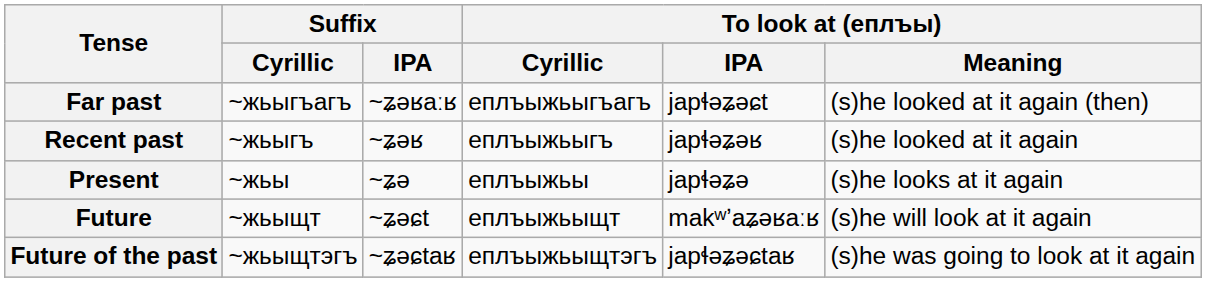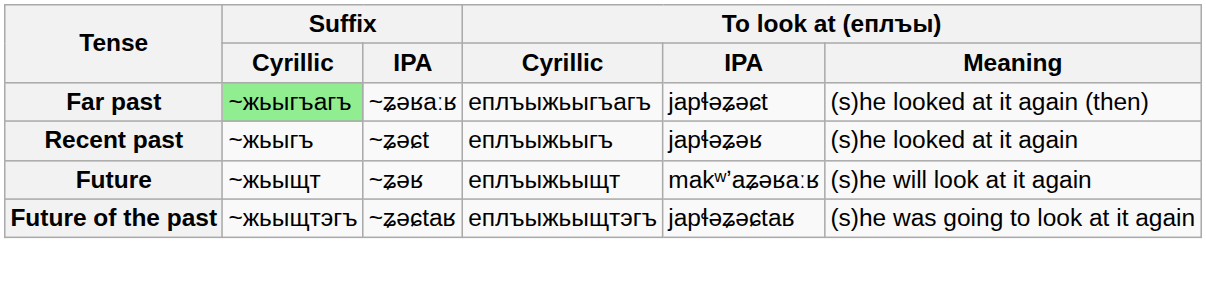(290, 101) no background -> (290, 101) lightgreen background
(396, 140) ~ʑəʁ -> (399, 140) ~ʑəɕt
- row: (114, 179)
(399, 218) ~ʑəɕt -> (396, 179) ~ʑəʁ
